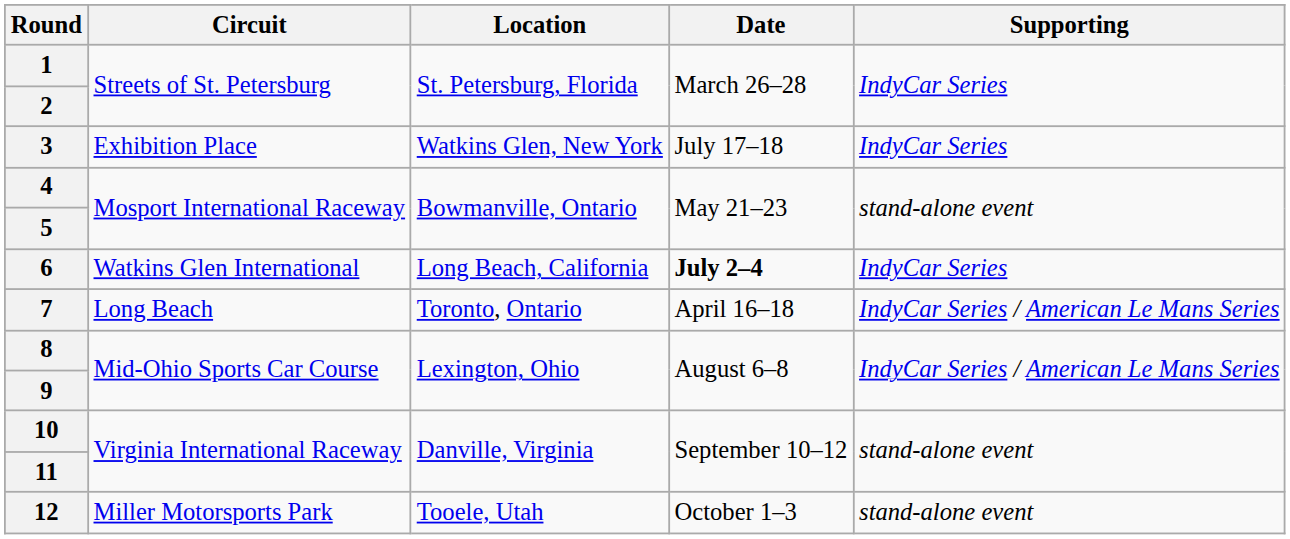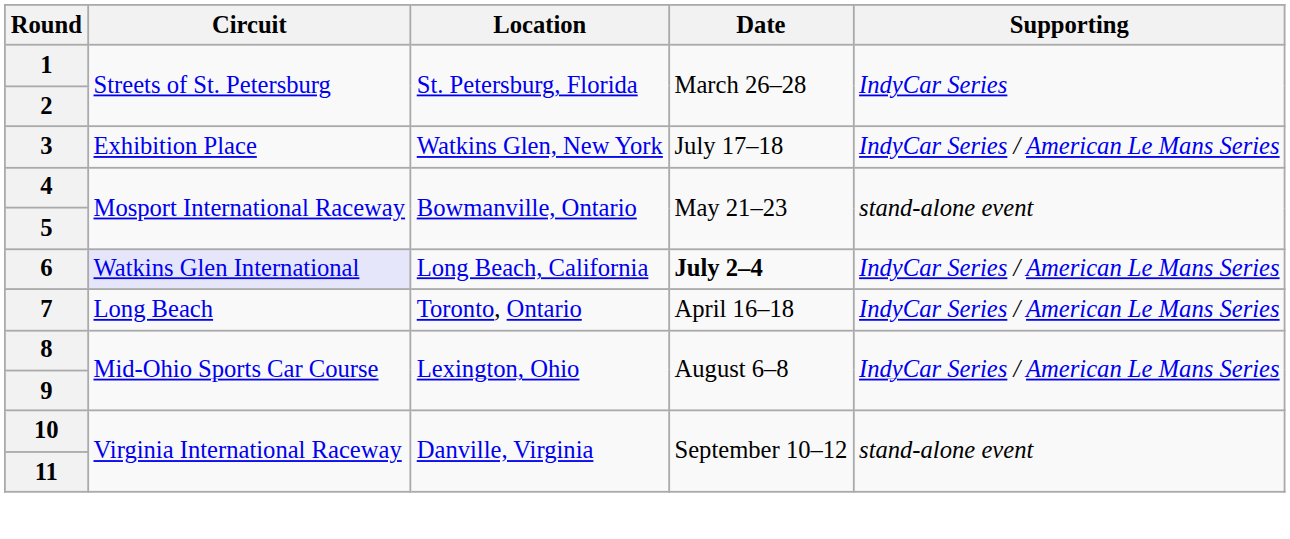(933, 146) IndyCar Series -> (1069, 146) IndyCar Series / American Le Mans Series
(226, 268) no background -> (226, 268) lavender background
(933, 268) IndyCar Series -> (1069, 268) IndyCar Series / American Le Mans Series
- row: (46, 511)
